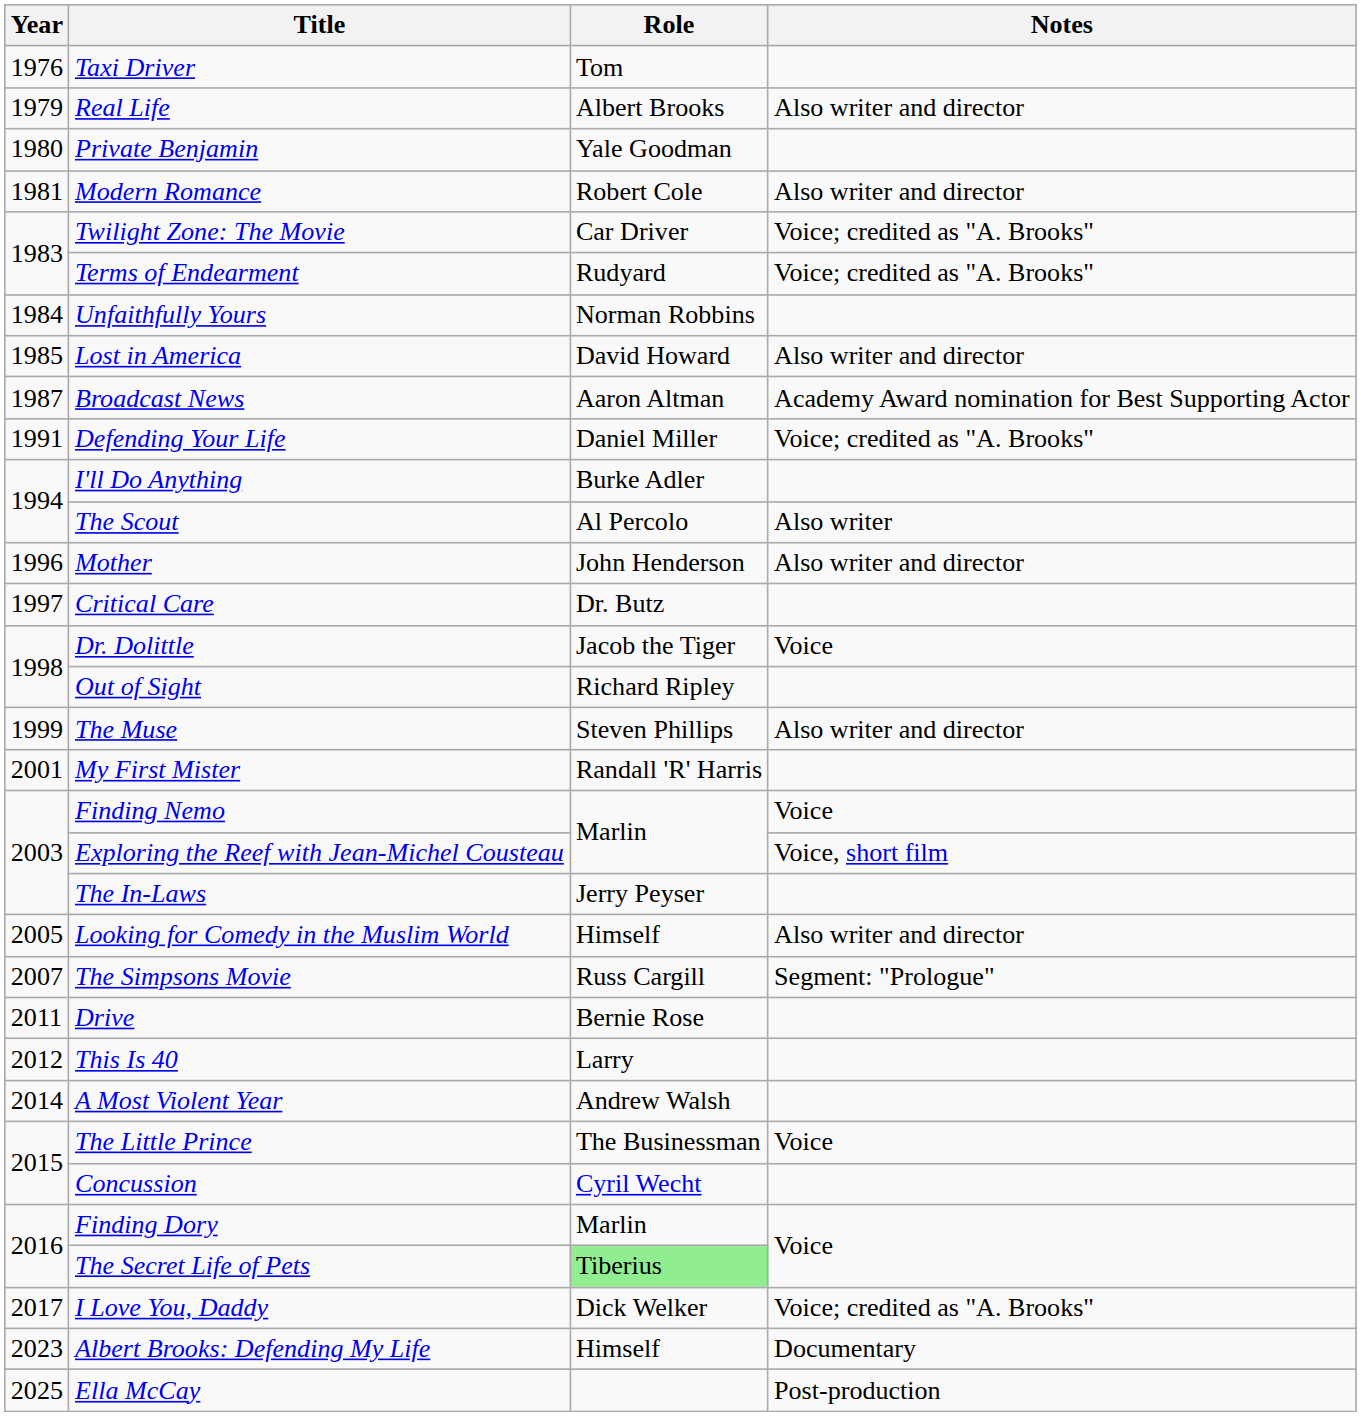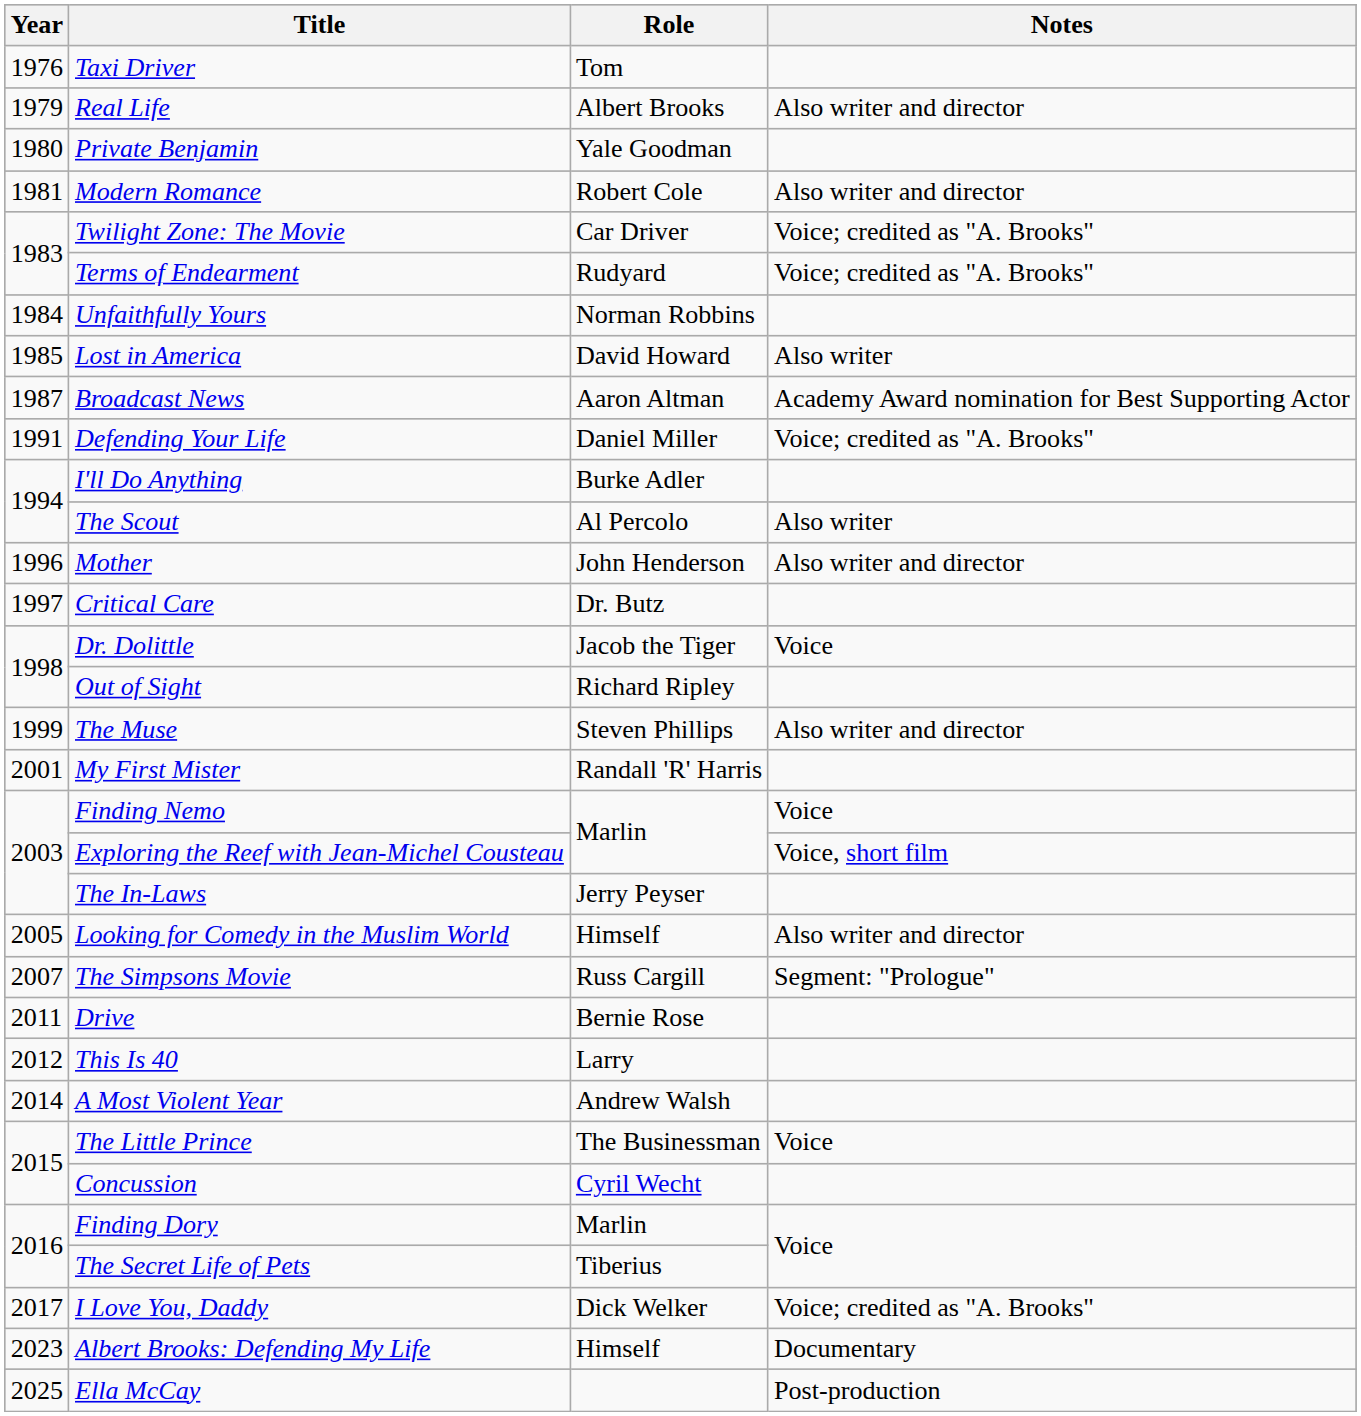(899, 356) Also writer and director -> (833, 356) Also writer
(619, 1266) lightgreen background -> (619, 1266) no background
